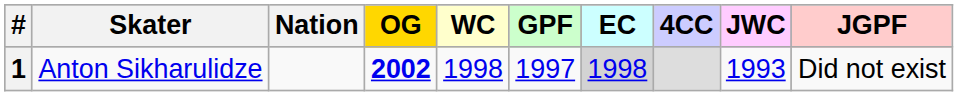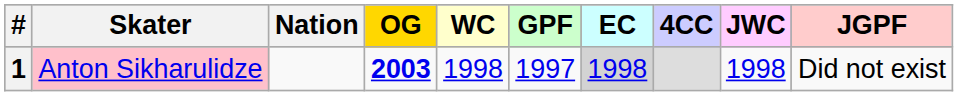(150, 68) no background -> (150, 68) pink background
(401, 68) 2002 -> (401, 68) 2003
(756, 68) 1993 -> (756, 68) 1998
